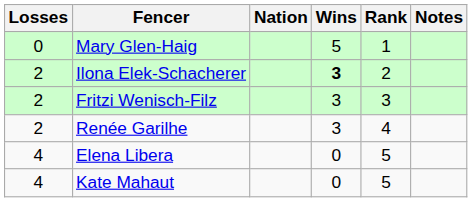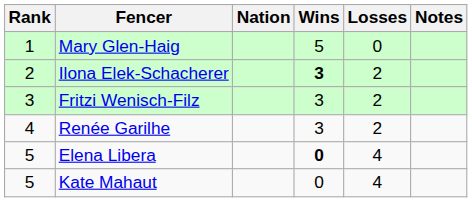columns swapped: (386, 18) <-> (38, 18)
(336, 155) normal -> (319, 155) bold
